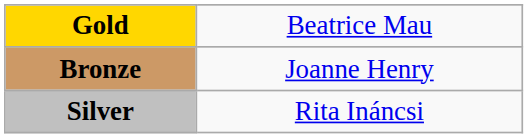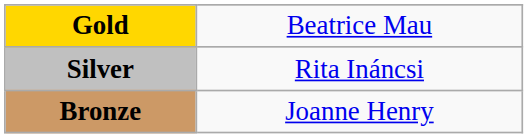rows swapped: (100, 111) <-> (100, 68)
